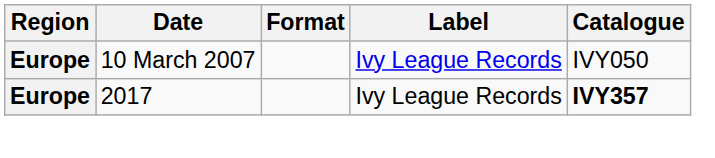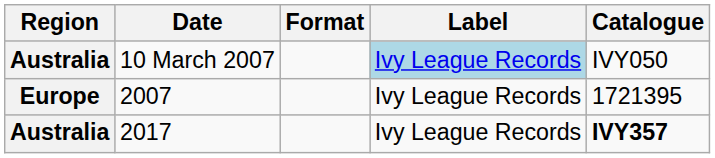(50, 59) Europe -> (60, 59) Australia
(459, 59) no background -> (478, 59) lightblue background
+ row: (146, 96)
(50, 96) Europe -> (60, 133) Australia
